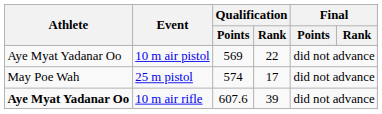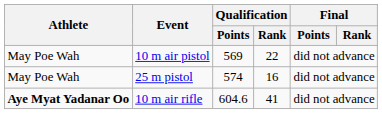(64, 56) Aye Myat Yadanar Oo -> (43, 56) May Poe Wah
(272, 77) 17 -> (272, 77) 16
(233, 98) 607.6 -> (233, 98) 604.6
(272, 98) 39 -> (272, 98) 41
